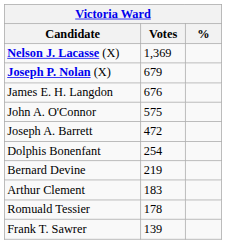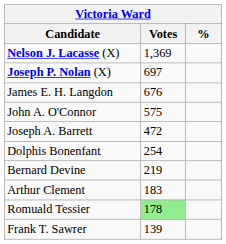(153, 72) 679 -> (153, 72) 697
(153, 209) no background -> (153, 209) lightgreen background
